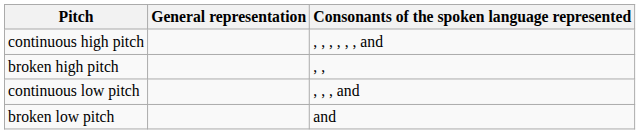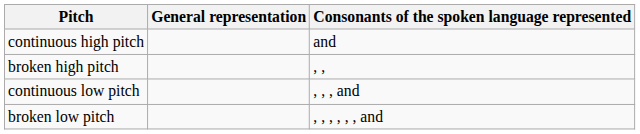(348, 41) , , , , , , and -> (325, 41) and
(325, 116) and -> (348, 116) , , , , , , and
